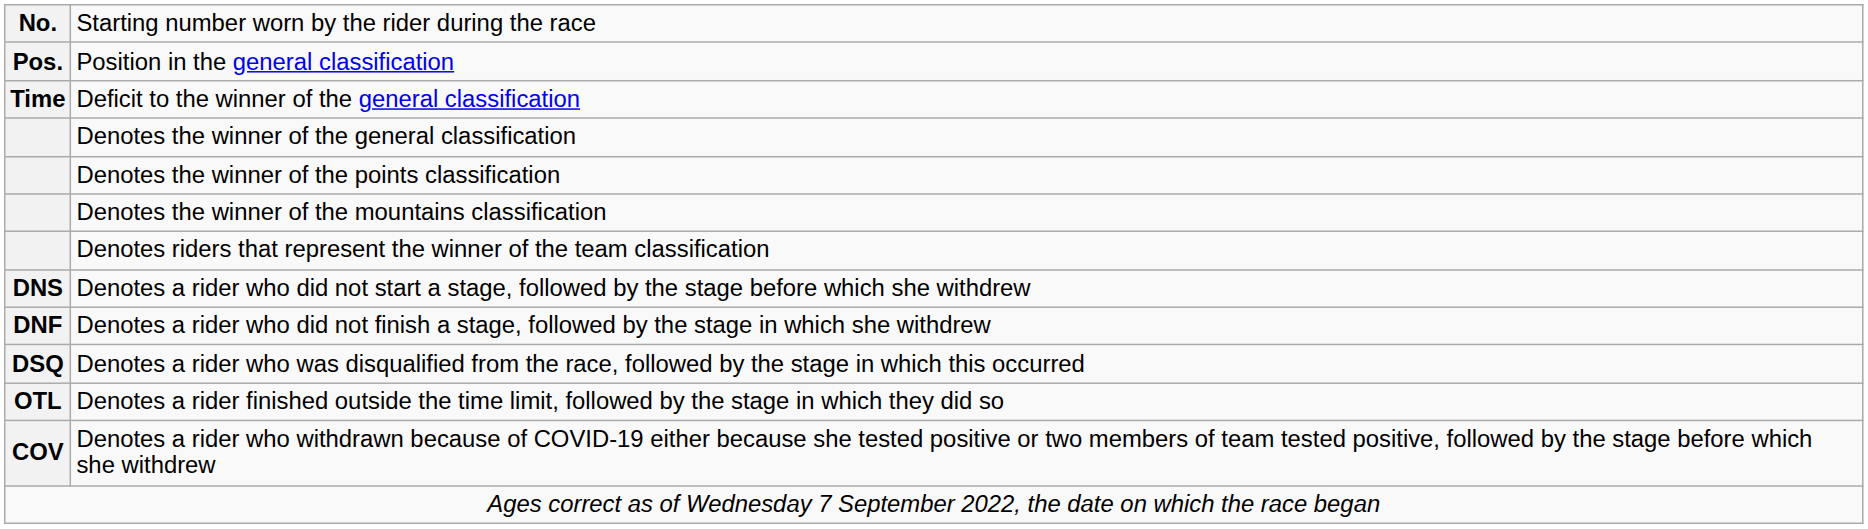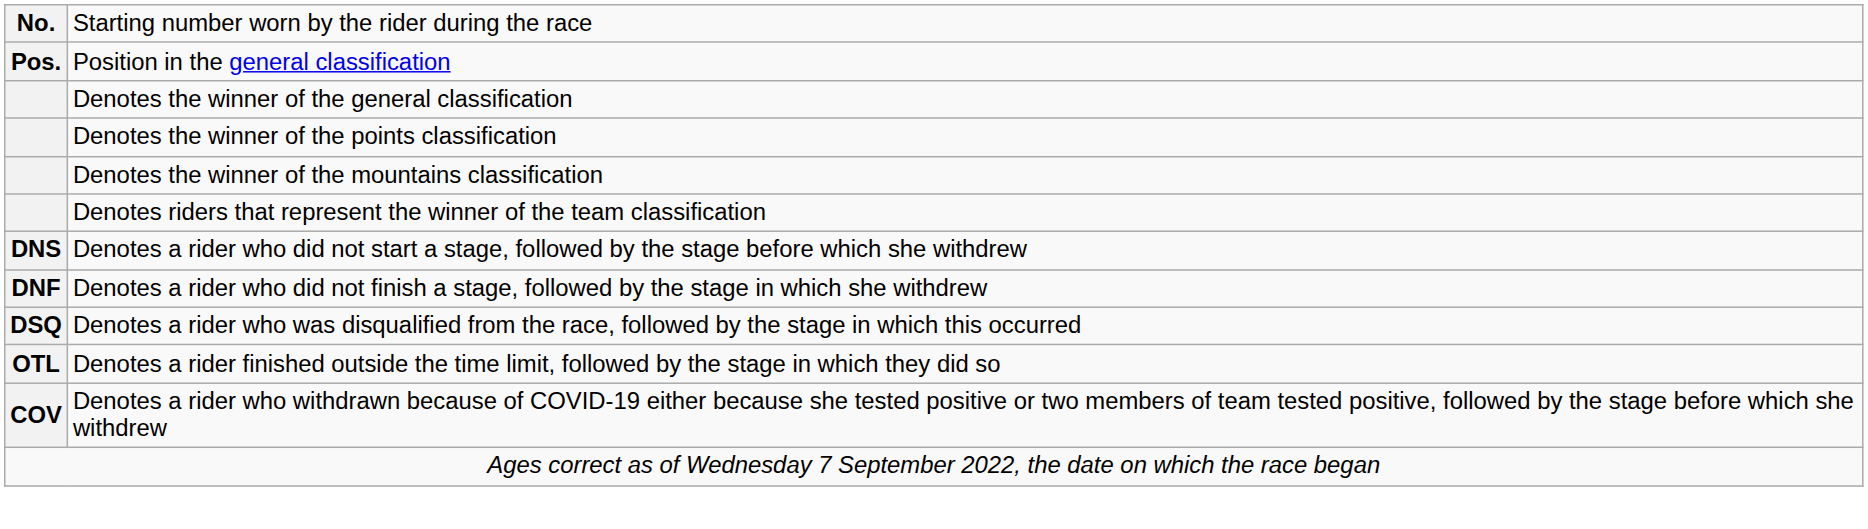- row: (328, 99)
